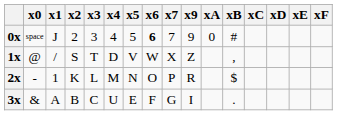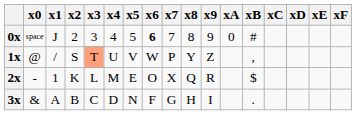+ column: (191, 15)
(94, 57) no background -> (94, 57) lightsalmon background
(113, 57) D -> (113, 57) U
(172, 57) X -> (172, 57) P
(133, 78) N -> (133, 78) E
(172, 78) P -> (172, 78) X
(113, 99) U -> (113, 99) D
(133, 99) E -> (133, 99) N
